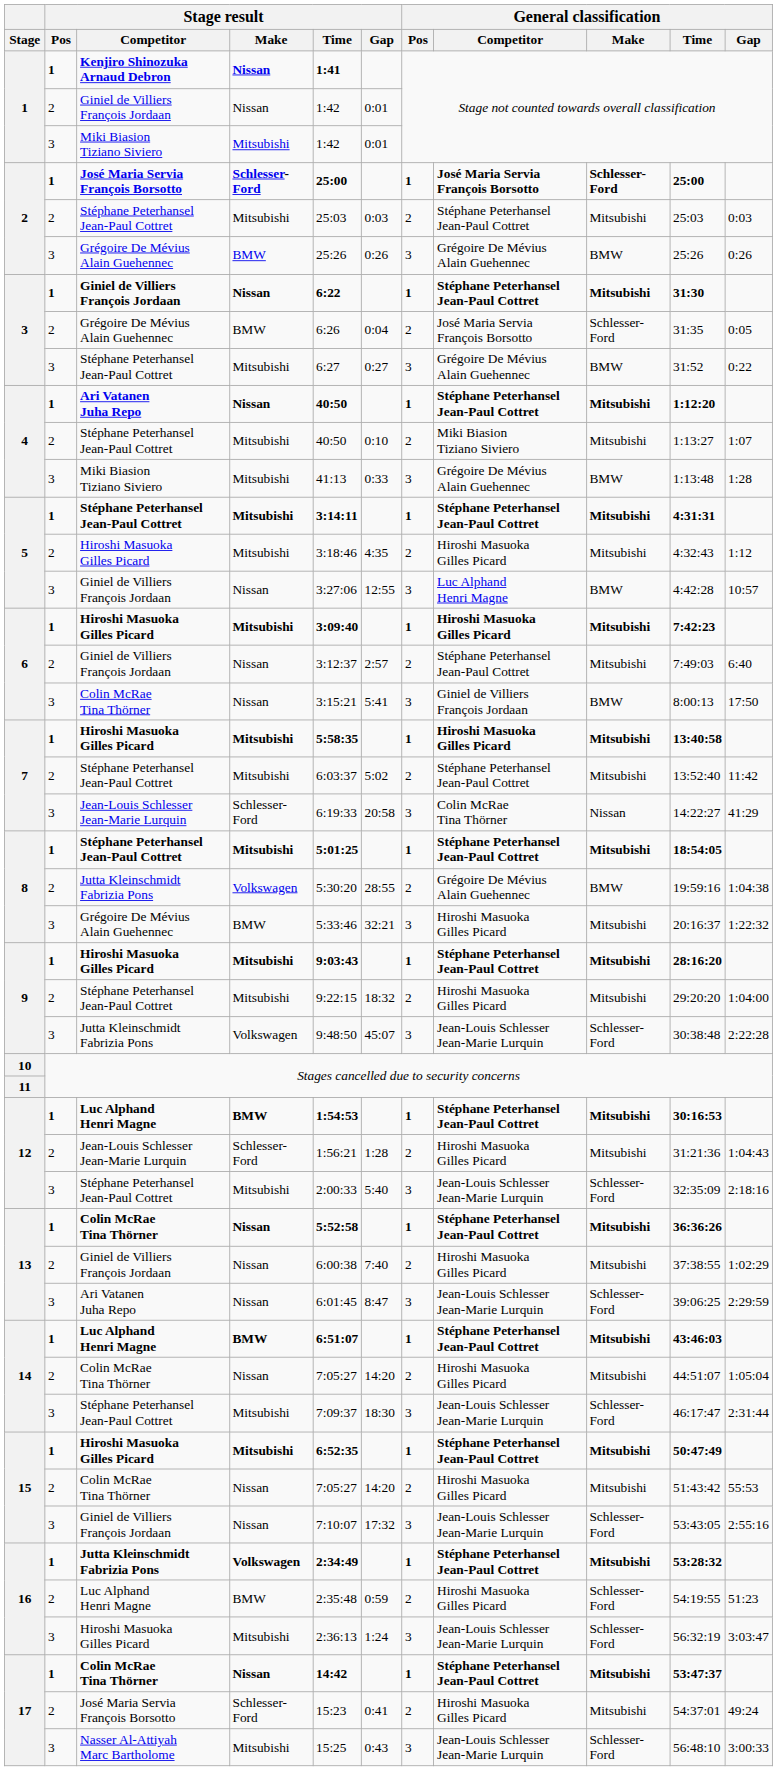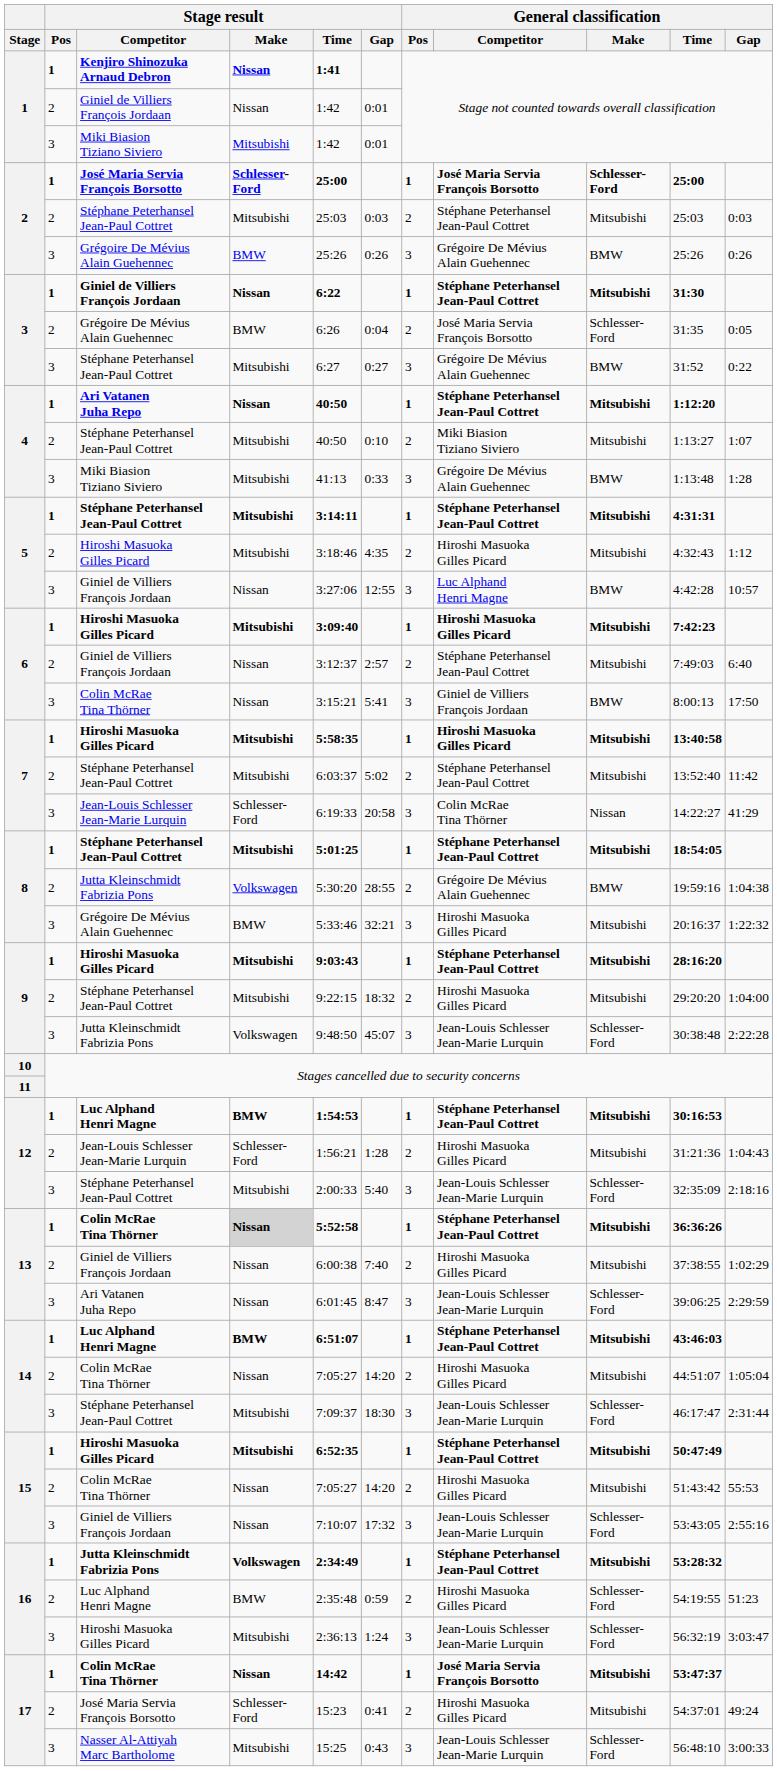(251, 1226) no background -> (251, 1226) lightgrey background
(498, 1672) Stéphane Peterhansel Jean-Paul Cottret -> (489, 1672) José Maria Servia François Borsotto
